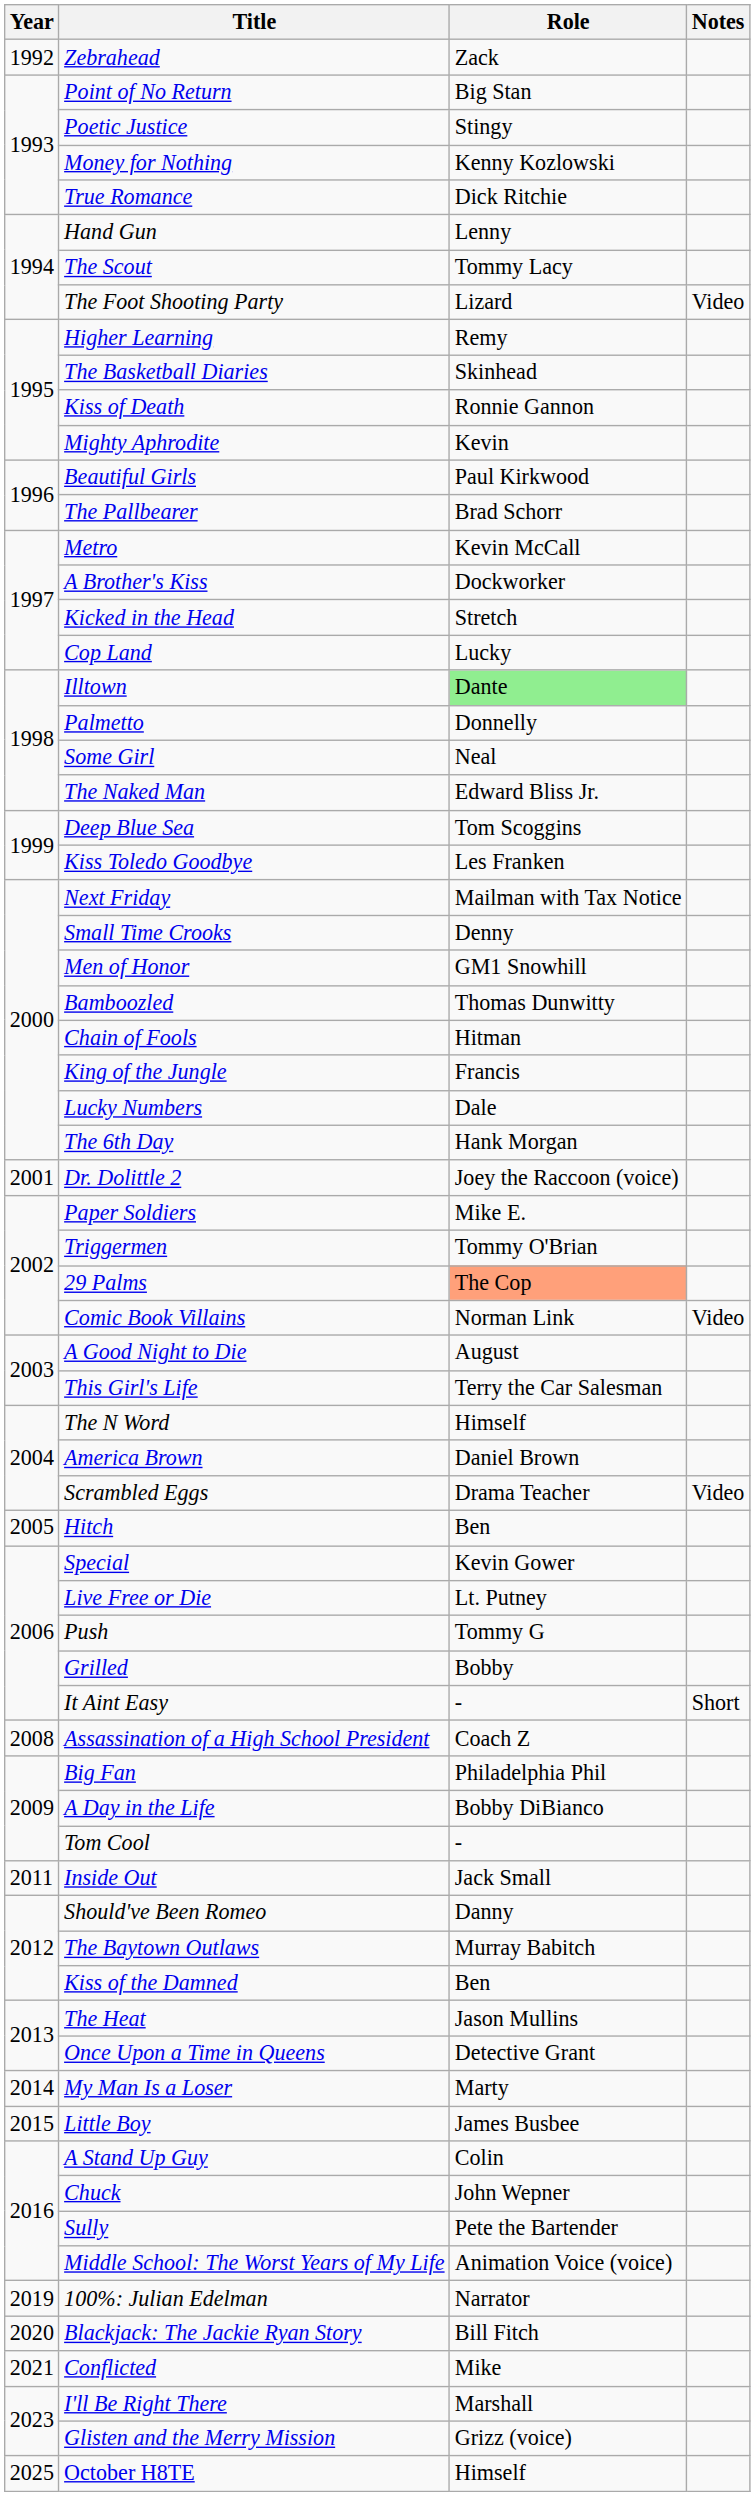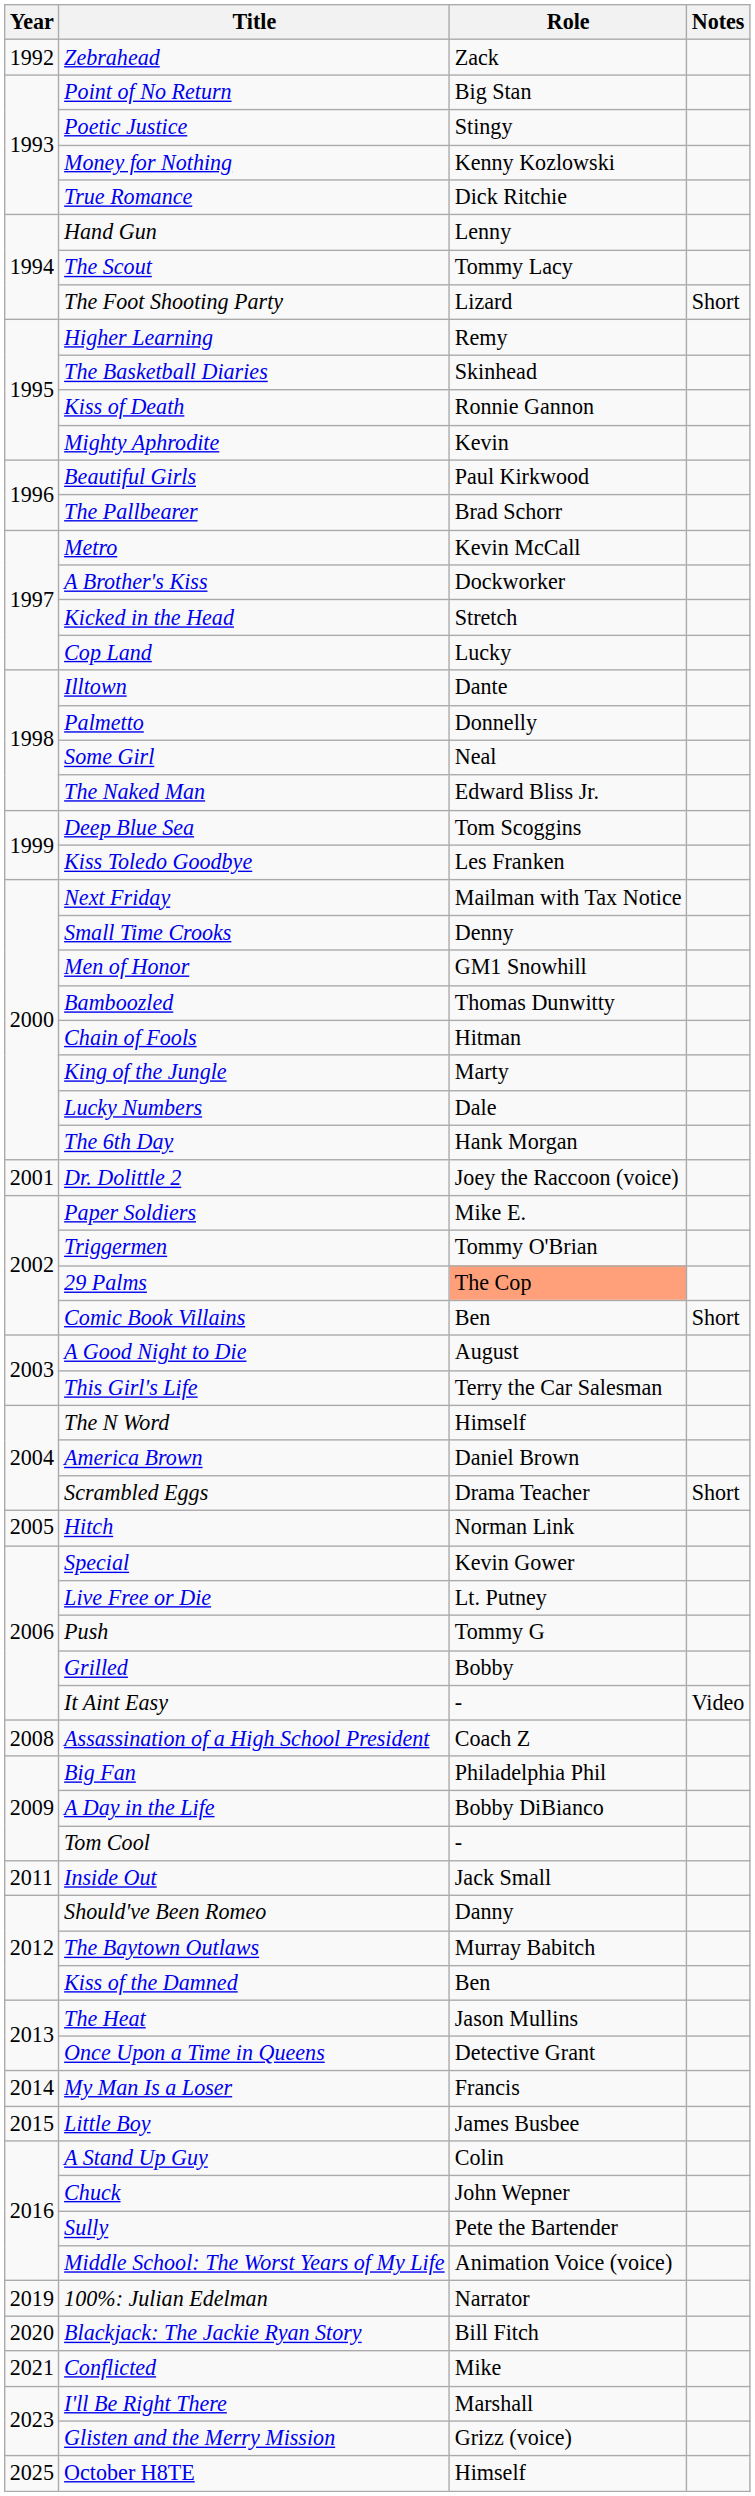(718, 302) Video -> (716, 302) Short
(481, 687) lightgreen background -> (481, 687) no background
(487, 1072) Francis -> (482, 1072) Marty
(515, 1317) Norman Link -> (473, 1317) Ben
(718, 1317) Video -> (716, 1317) Short
(718, 1492) Video -> (716, 1492) Short
(473, 1527) Ben -> (515, 1527) Norman Link
(716, 1702) Short -> (718, 1702) Video
(482, 2088) Marty -> (487, 2088) Francis
